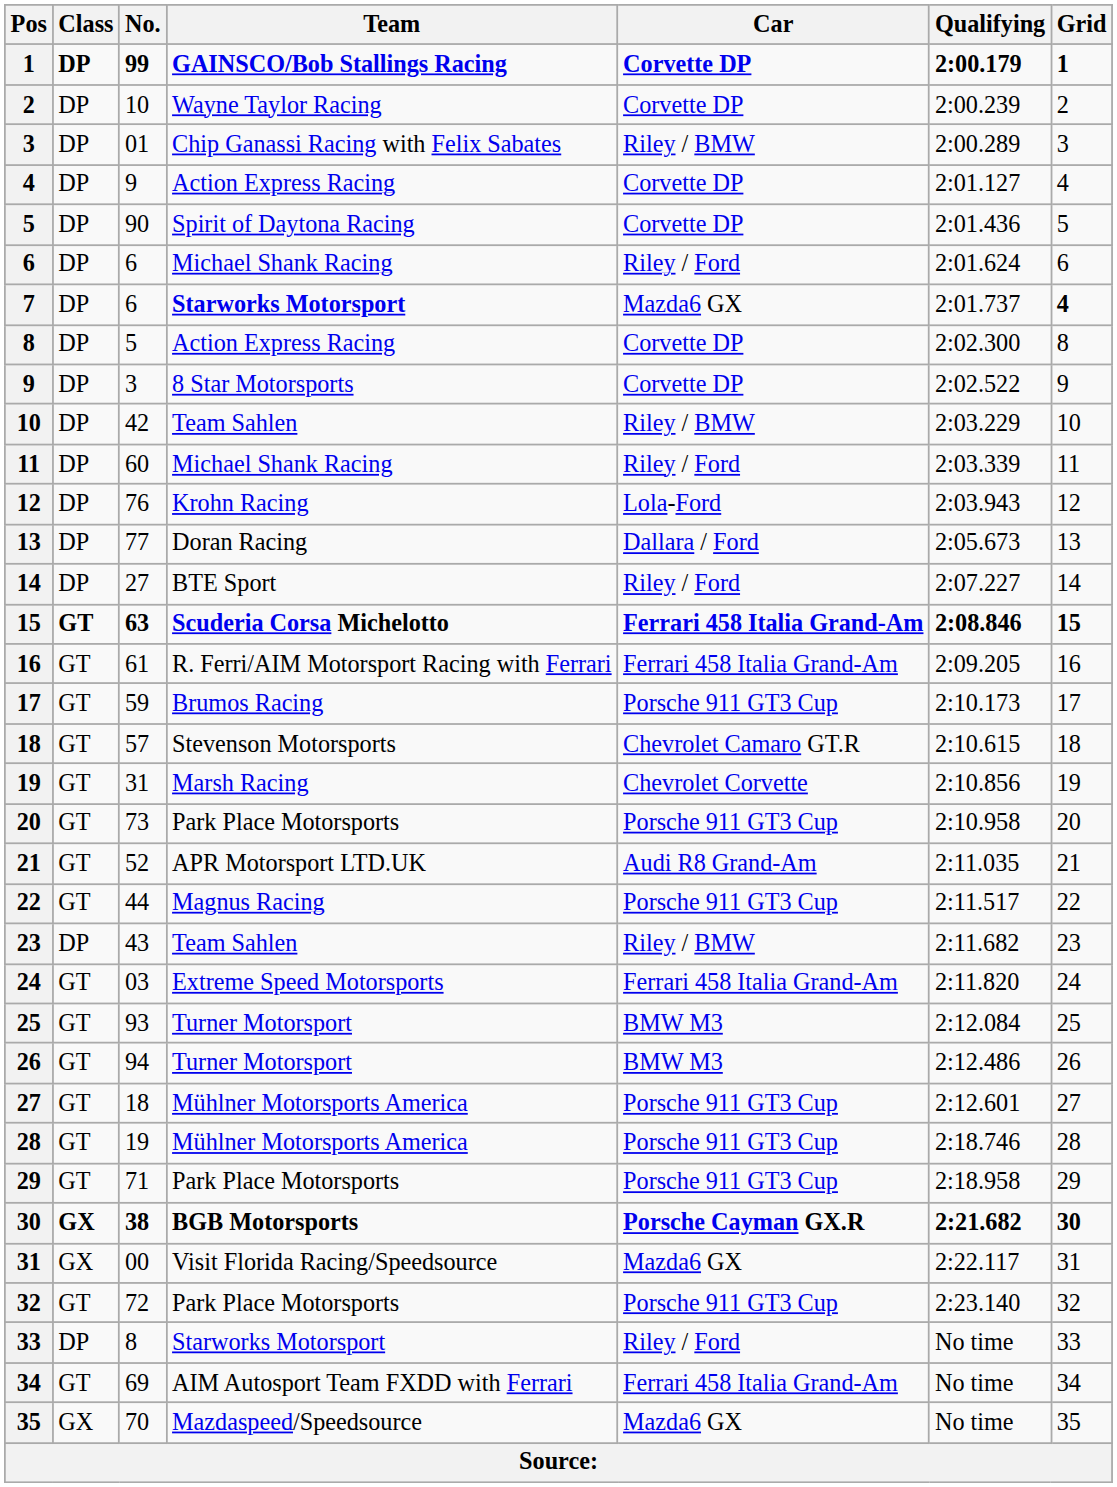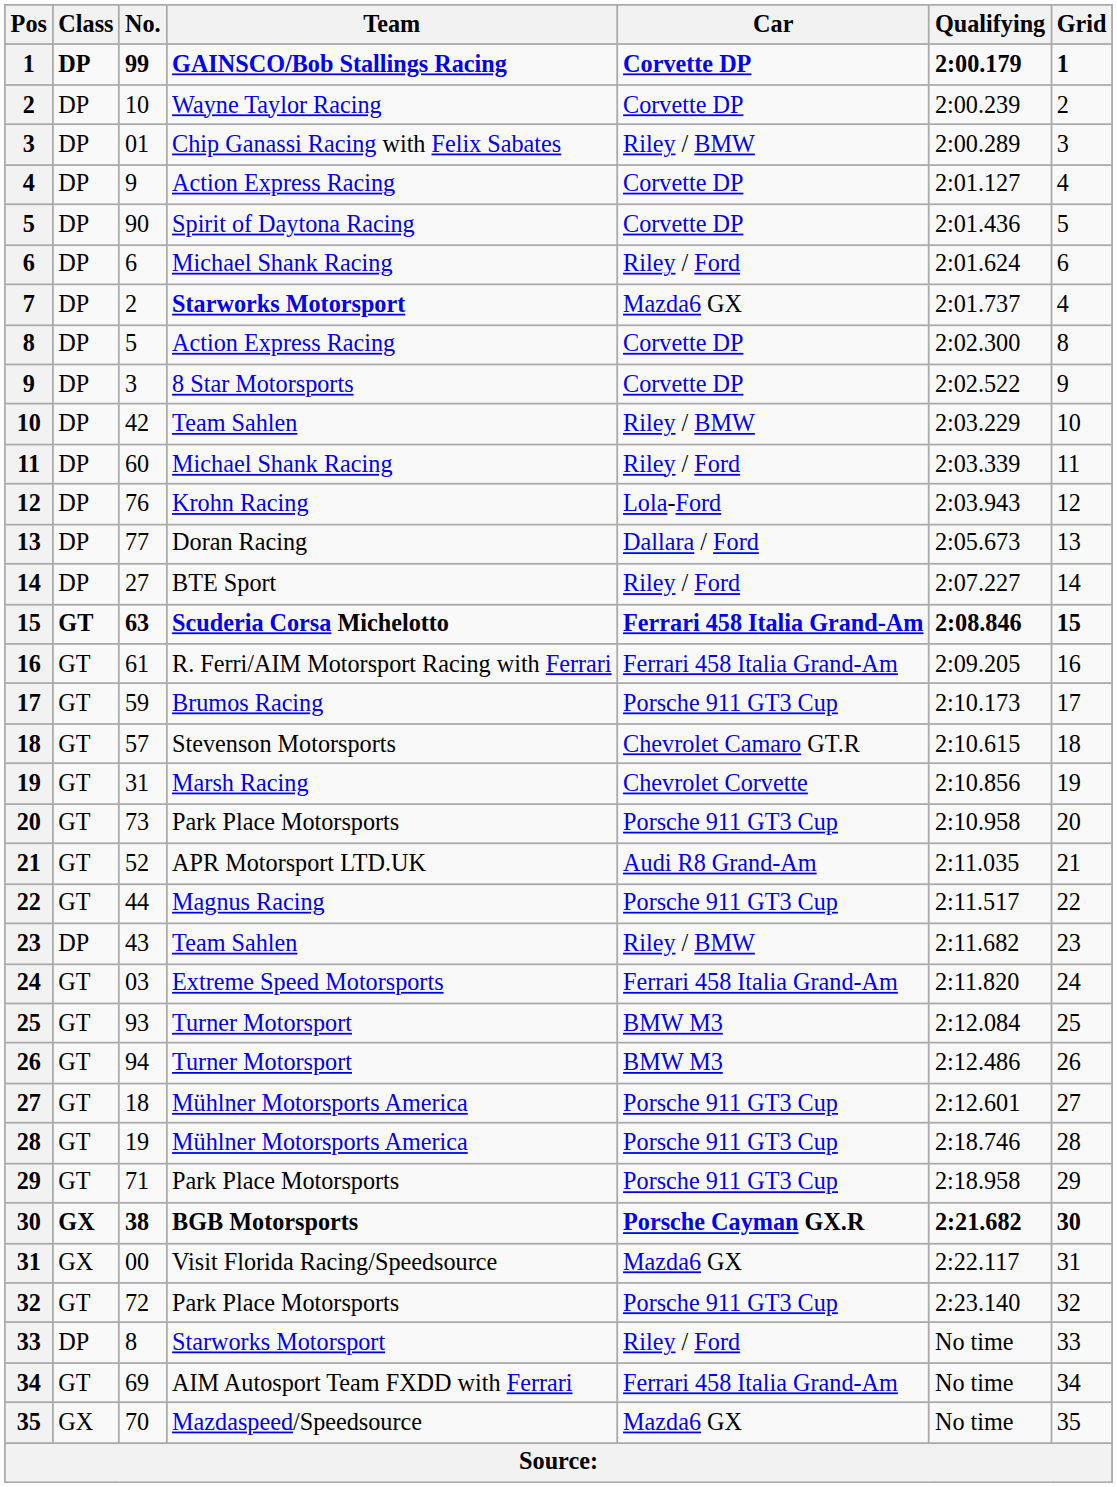(131, 303) 6 -> (131, 303) 2
(1063, 303) bold -> (1063, 303) normal
